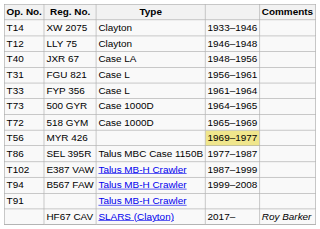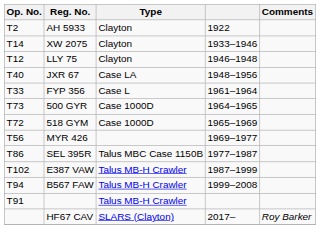+ row: (12, 28)
- row: (15, 75)
(232, 138) khaki background -> (232, 138) no background
